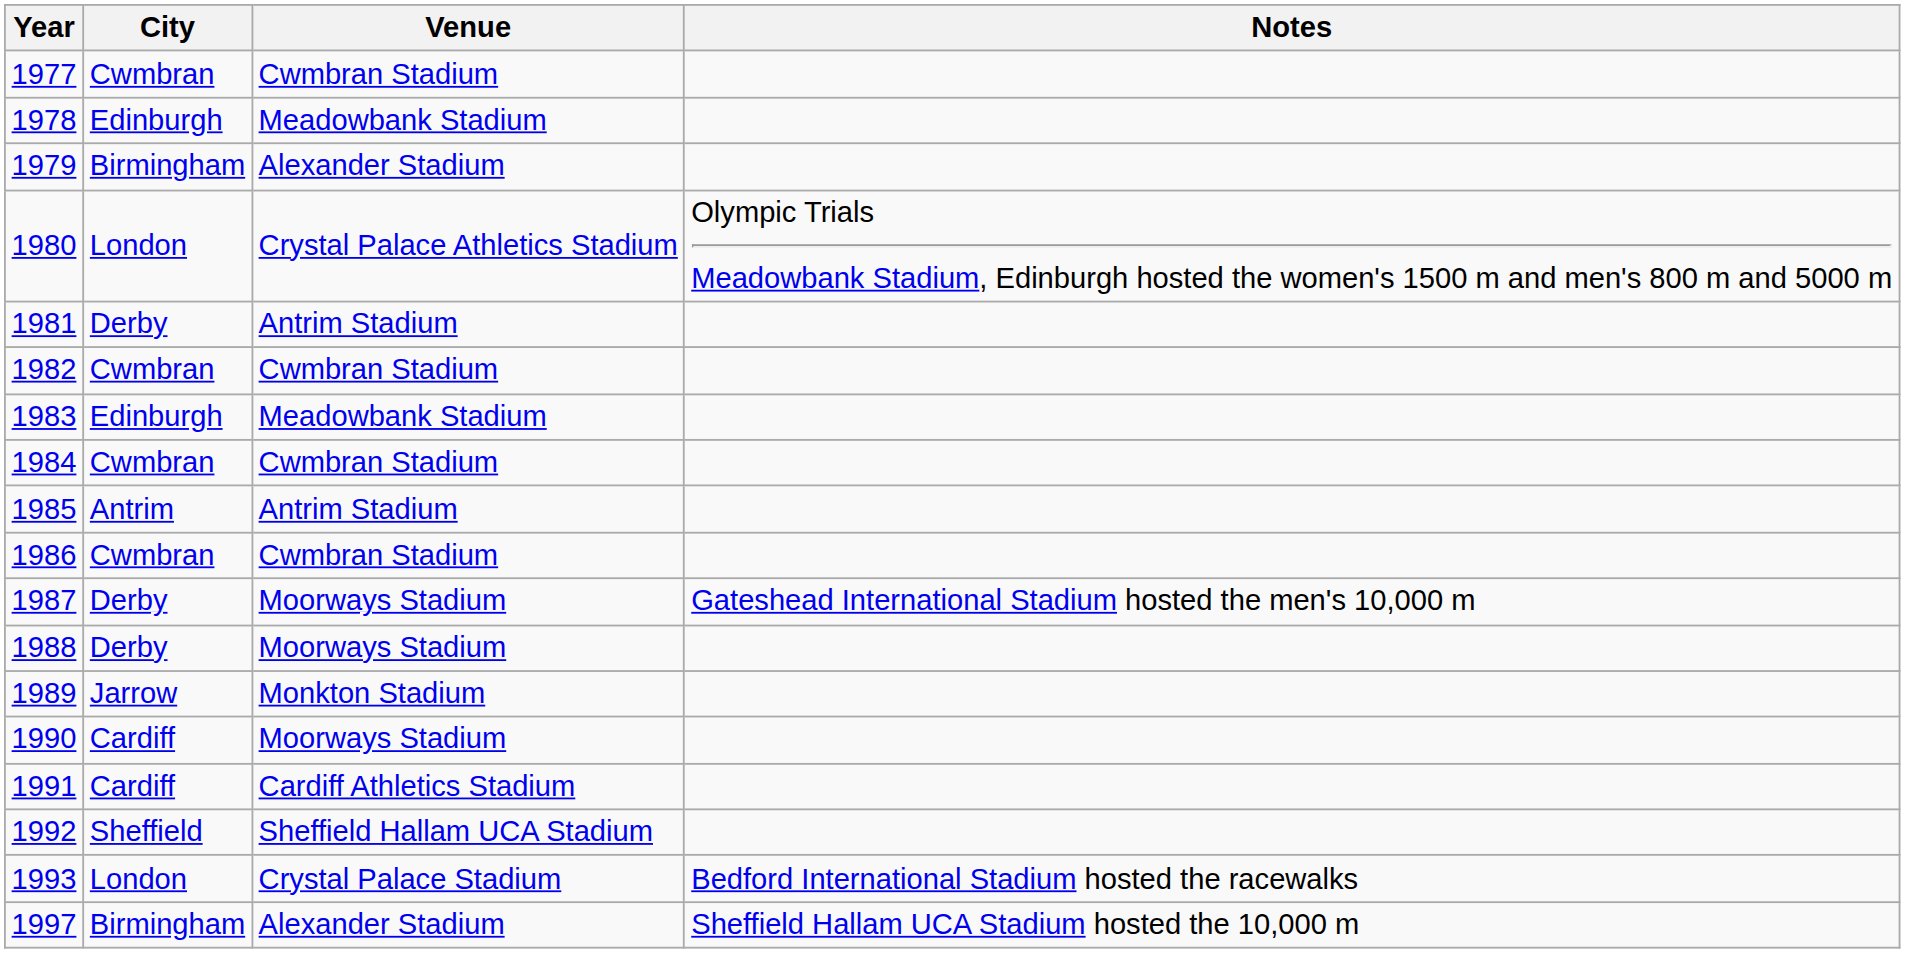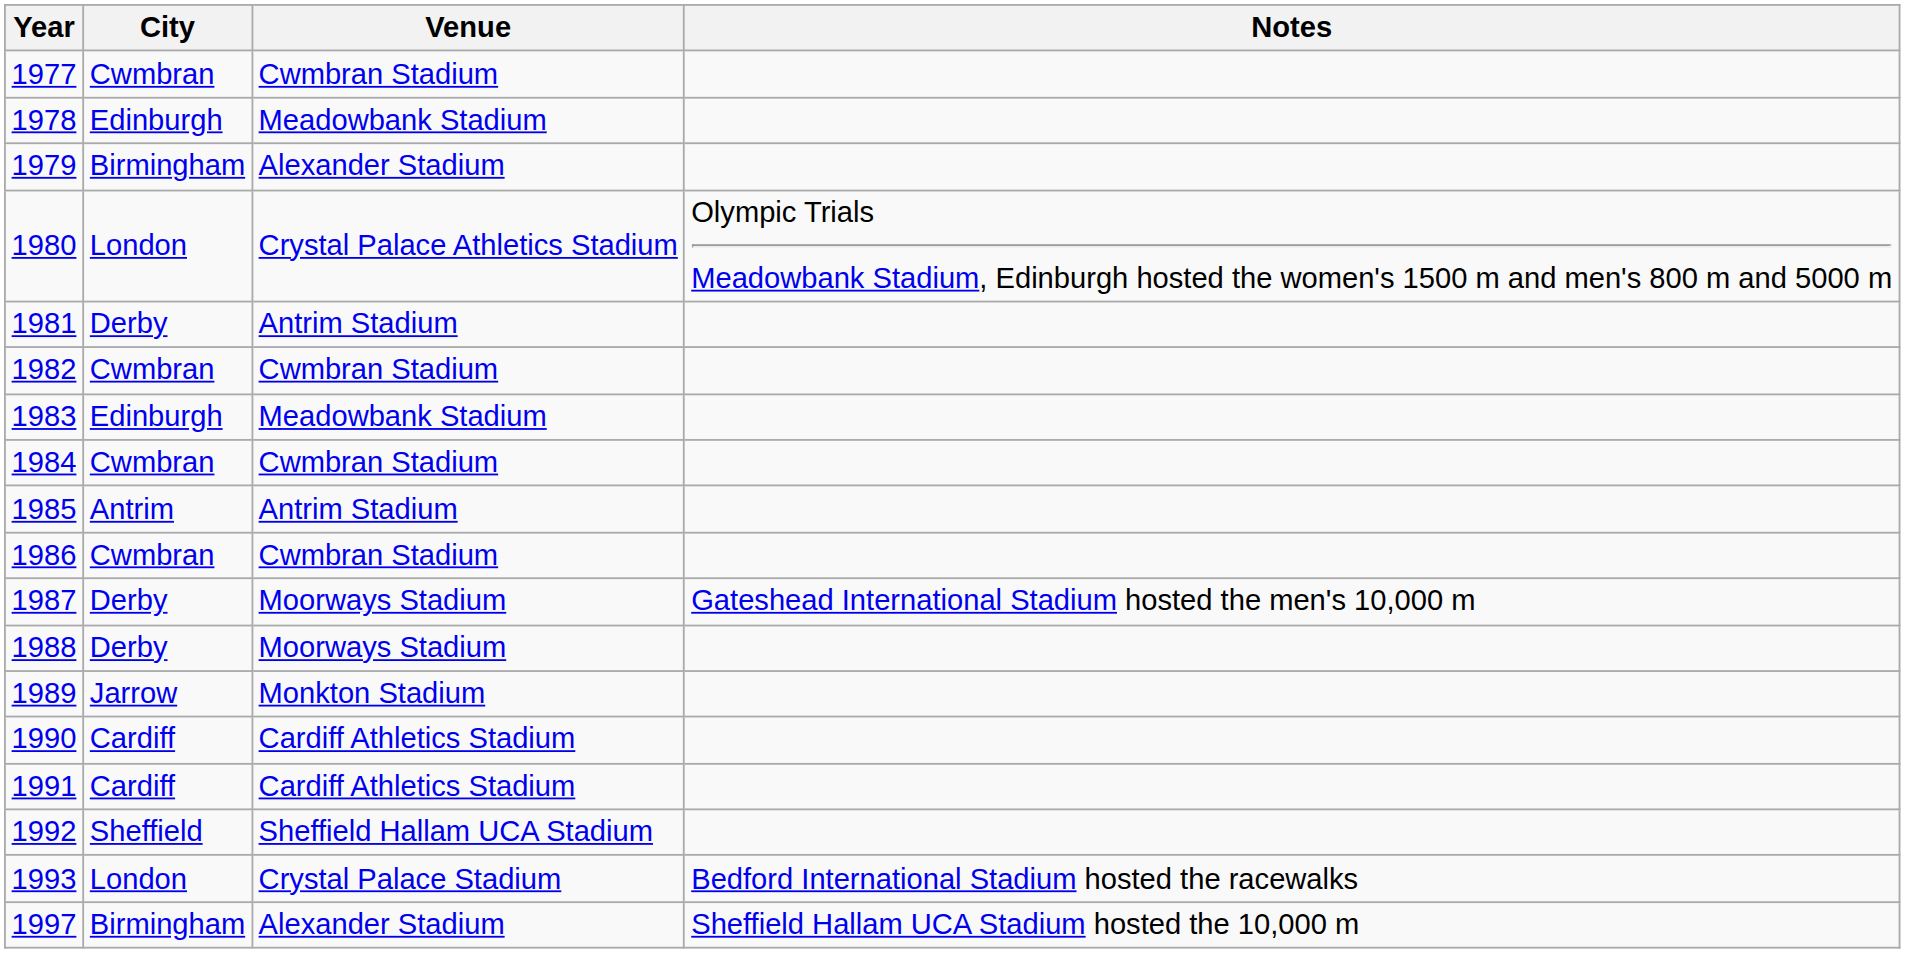(382, 739) Moorways Stadium -> (417, 739) Cardiff Athletics Stadium
